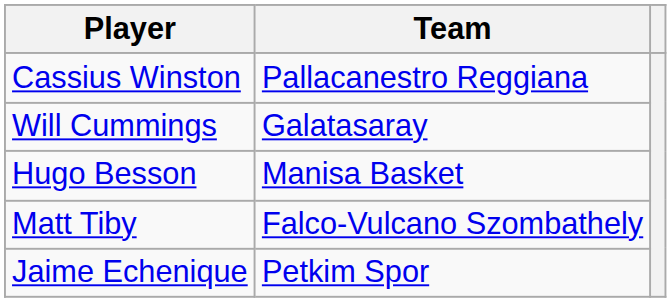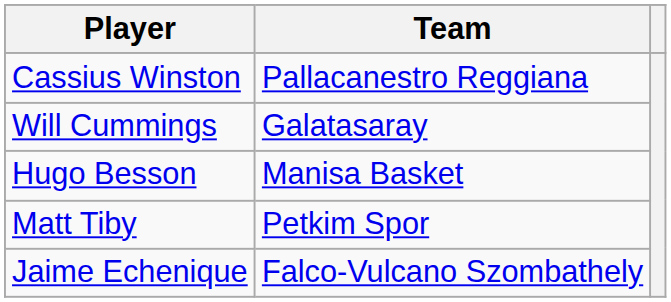(453, 223) Falco-Vulcano Szombathely -> (346, 223) Petkim Spor
(346, 272) Petkim Spor -> (453, 272) Falco-Vulcano Szombathely
